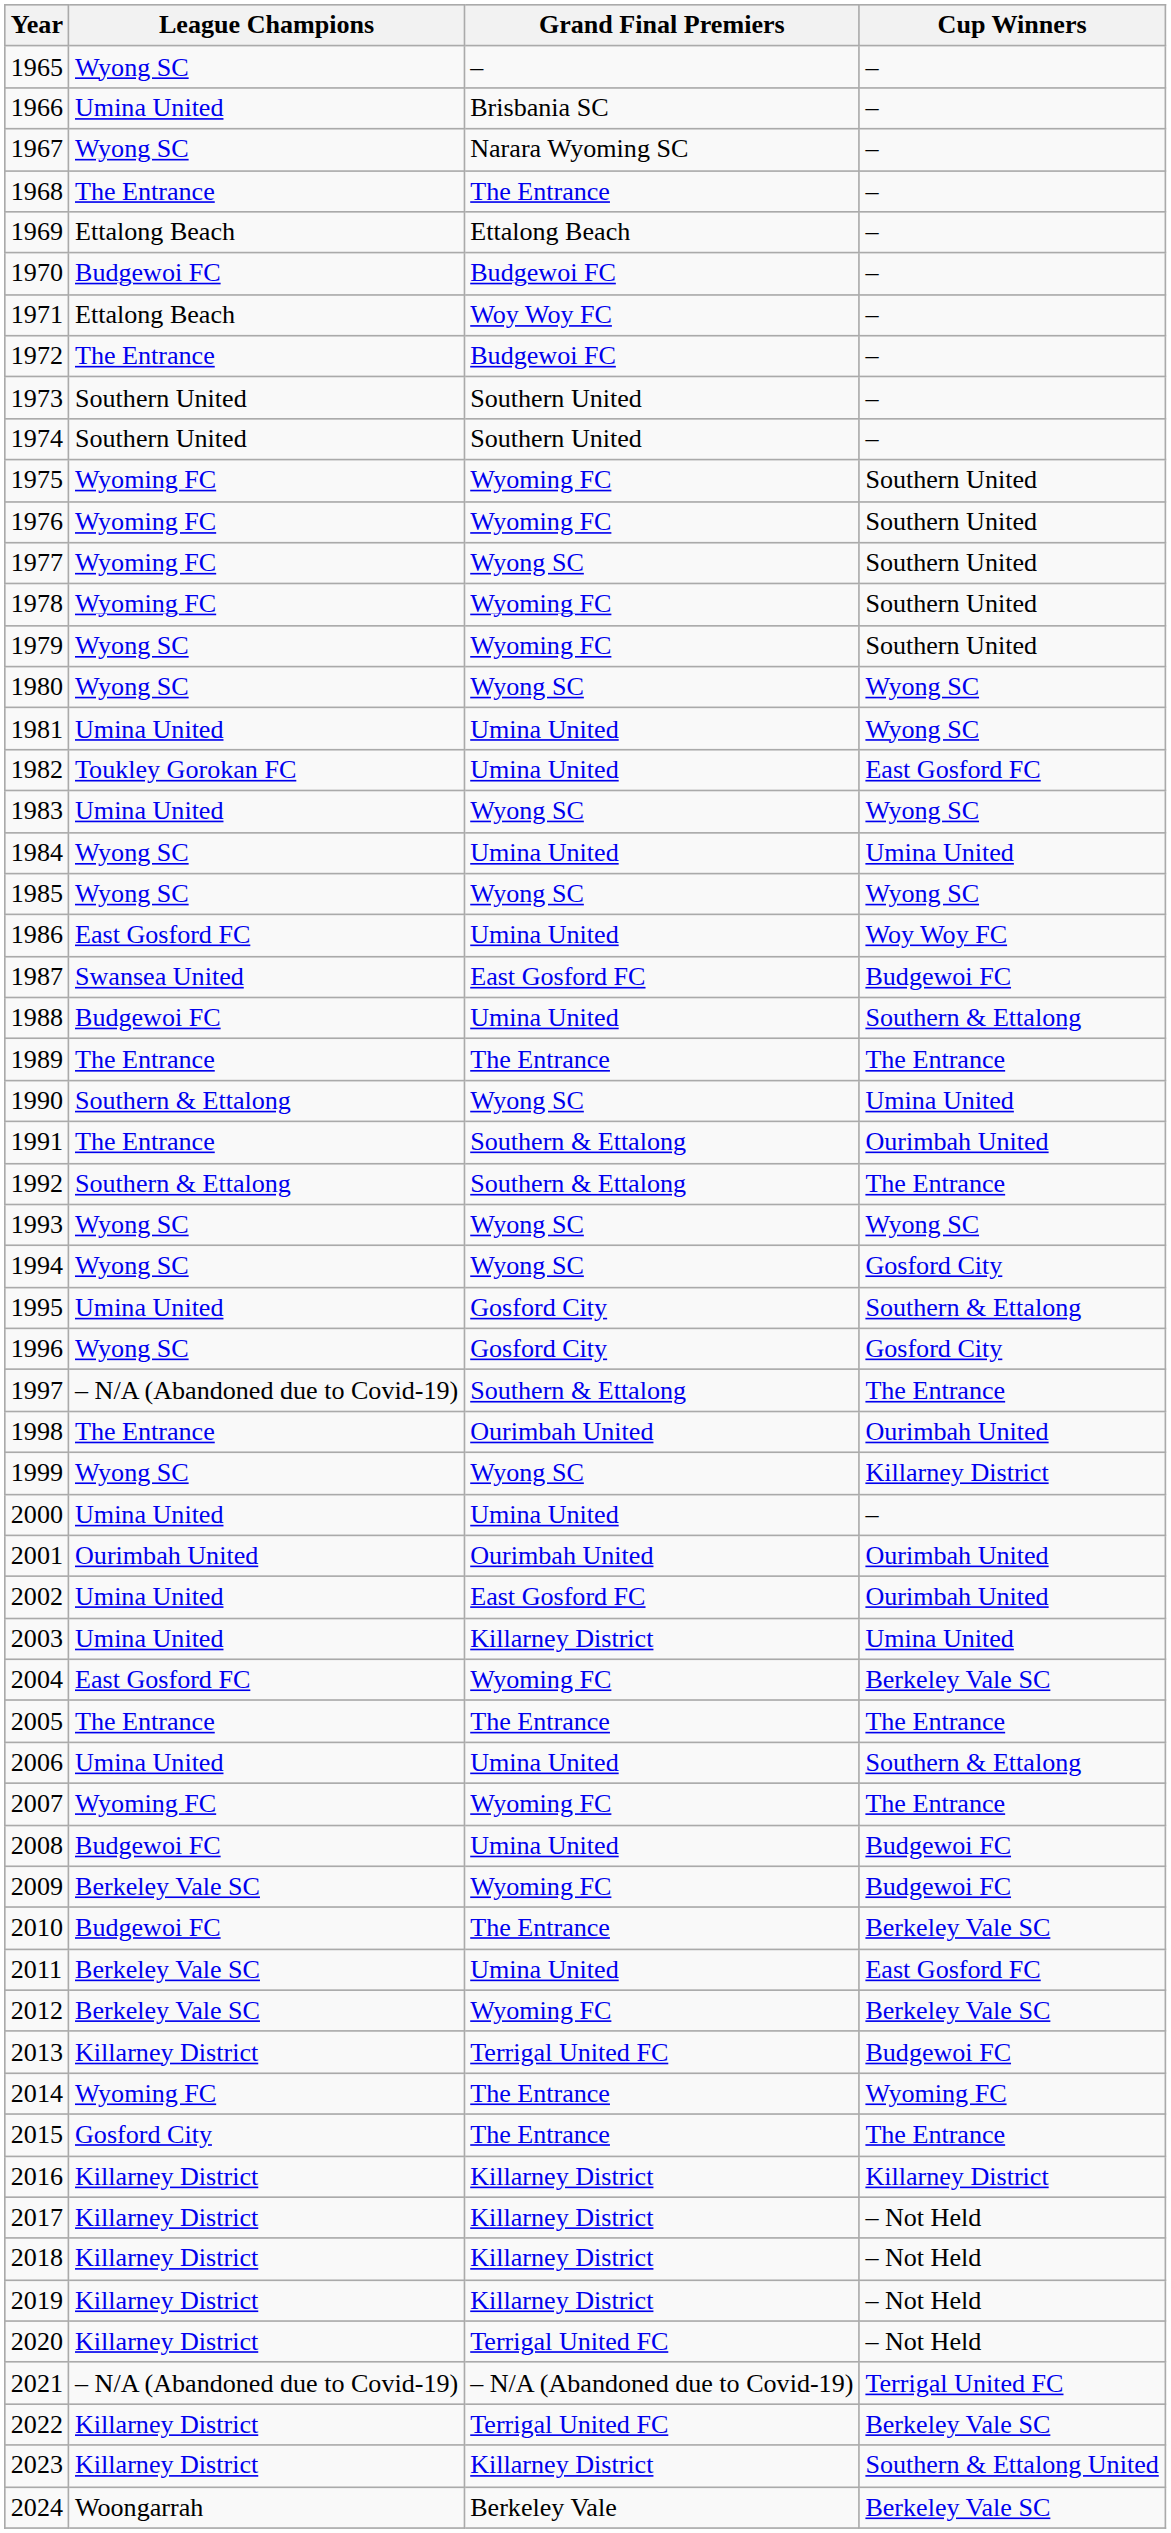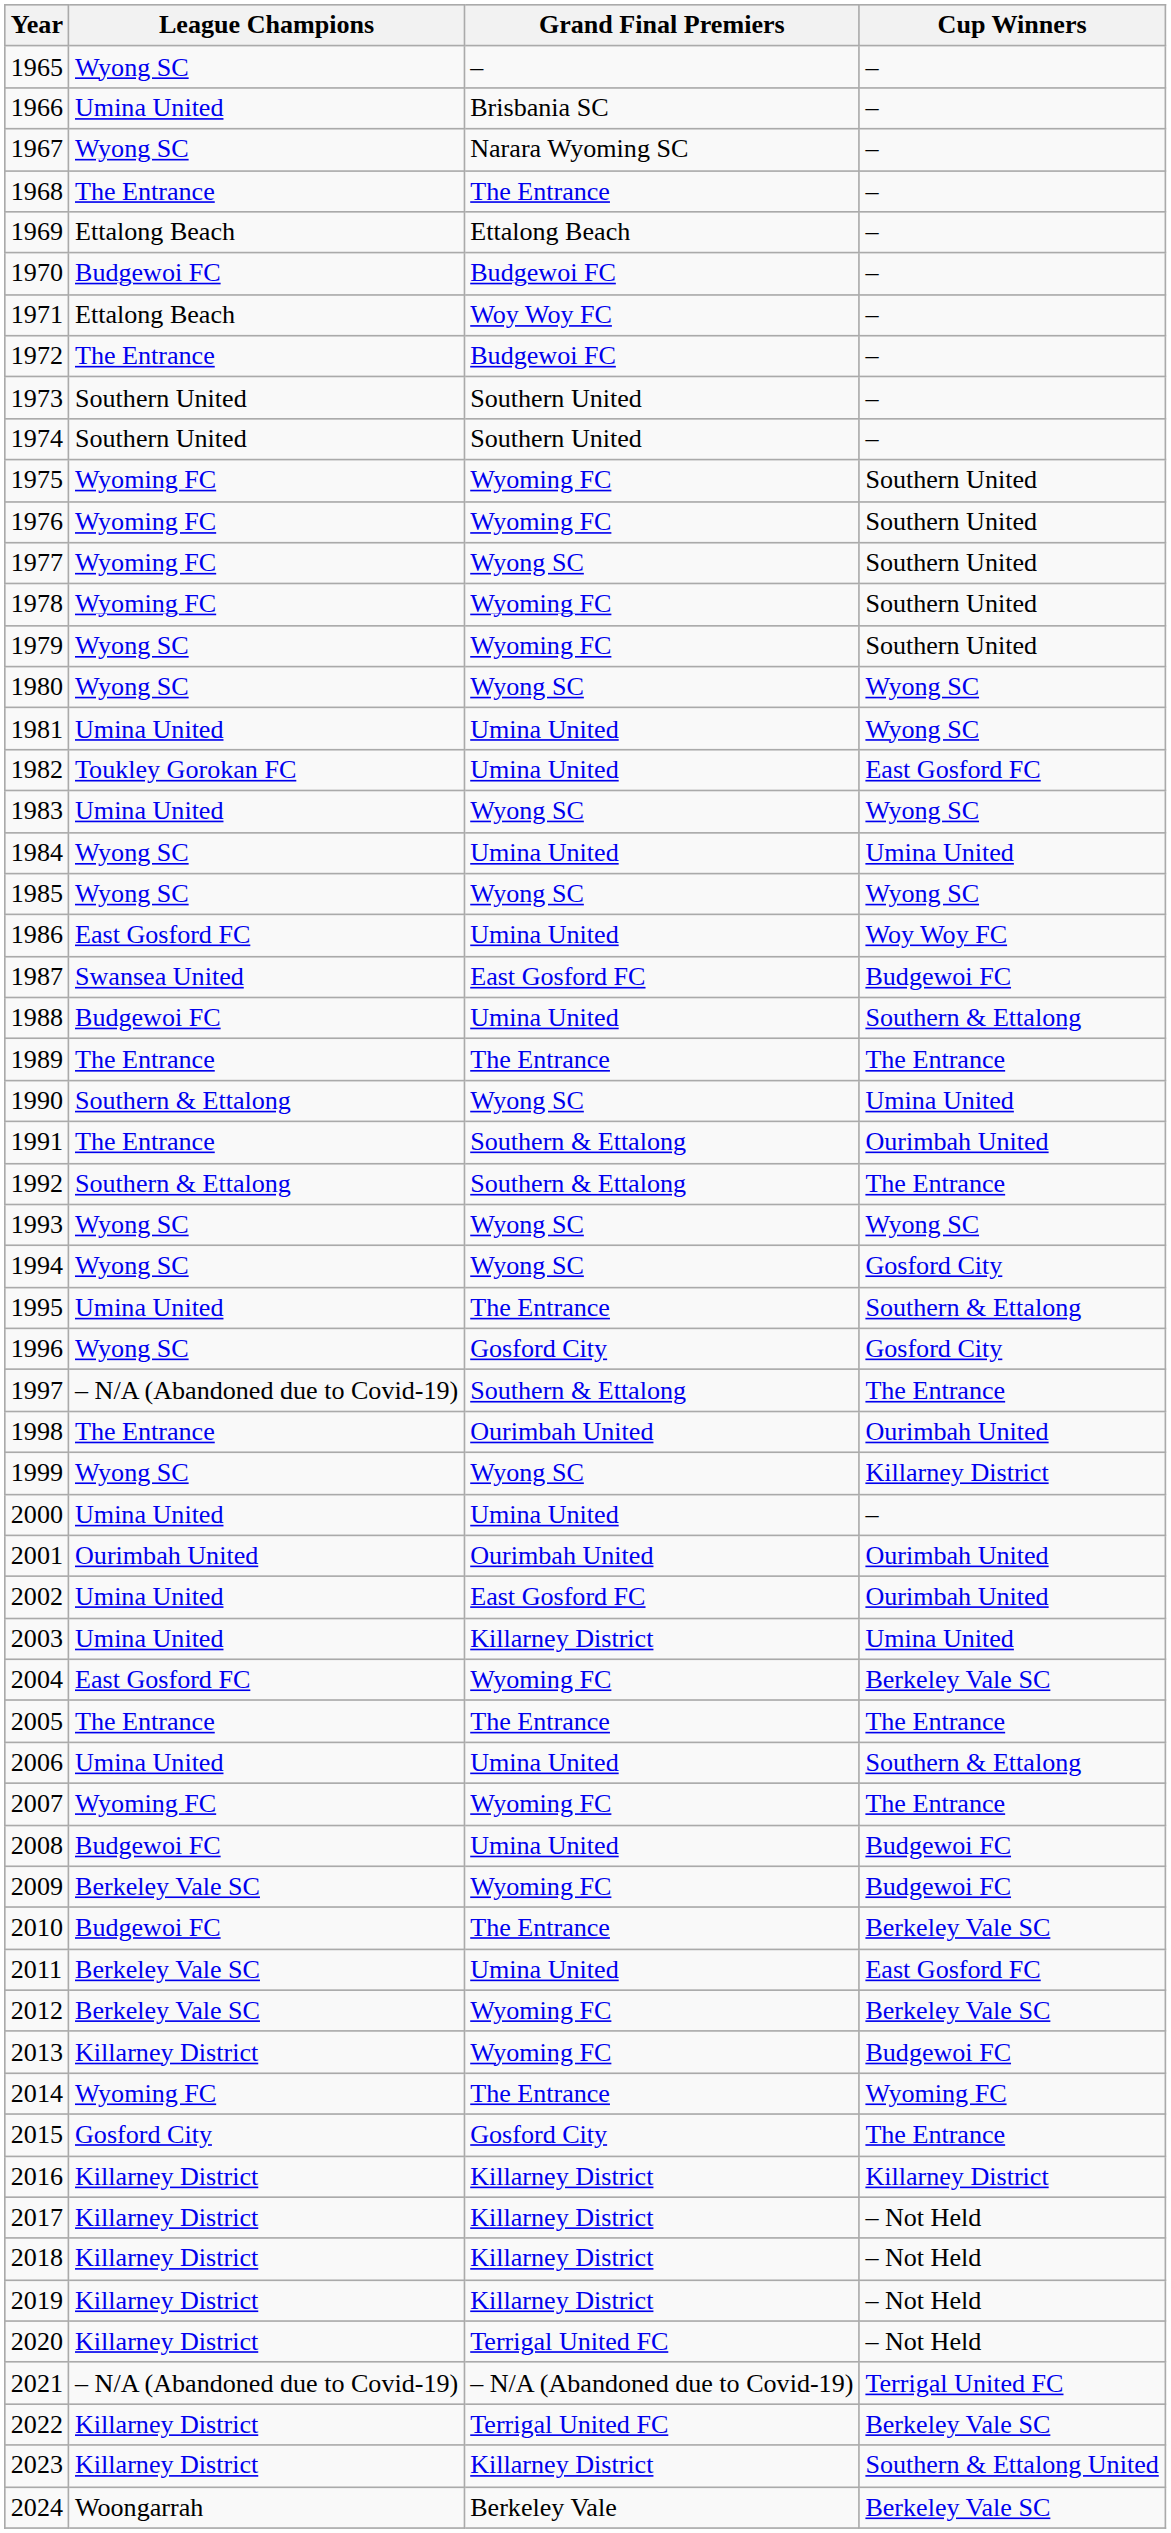(539, 1307) Gosford City -> (540, 1307) The Entrance
(569, 2051) Terrigal United FC -> (541, 2051) Wyoming FC
(540, 2134) The Entrance -> (539, 2134) Gosford City
